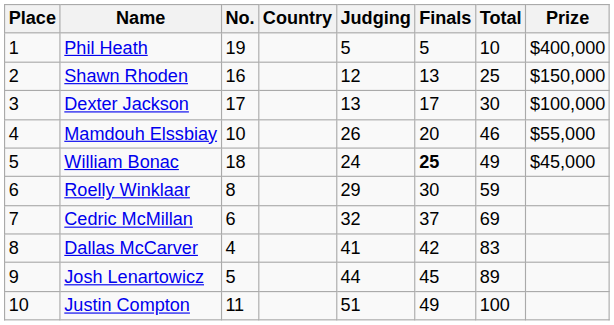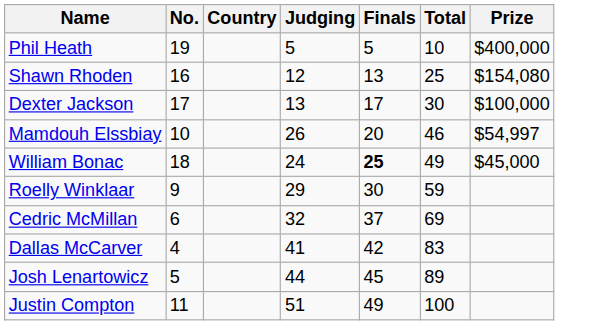- column: (32, 18)
(568, 76) $150,000 -> (512, 76) $154,080
(563, 133) $55,000 -> (507, 133) $54,997
(230, 190) 8 -> (175, 190) 9
